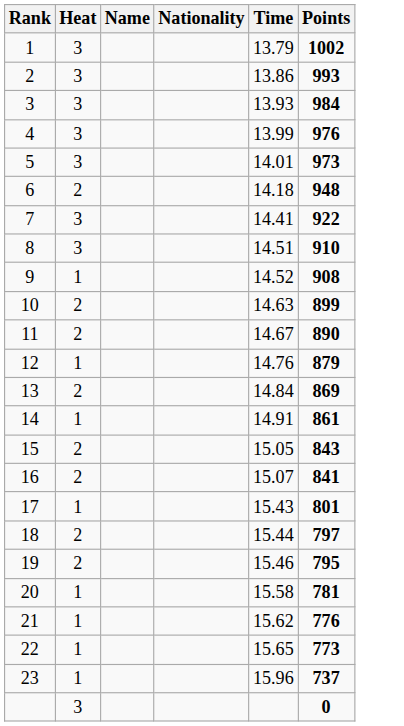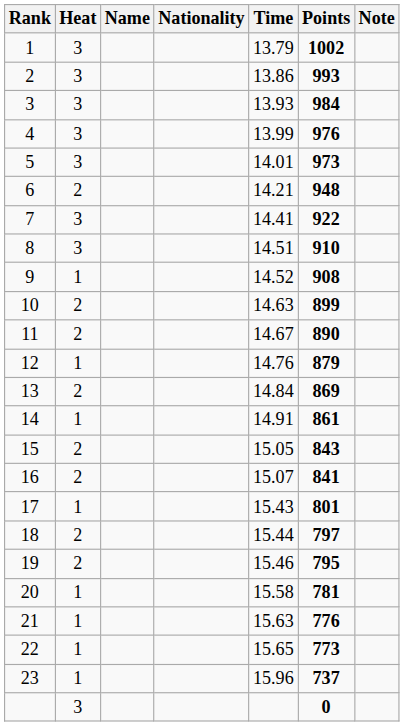+ column: (377, 18)
(273, 190) 14.18 -> (273, 190) 14.21
(273, 620) 15.62 -> (273, 620) 15.63
